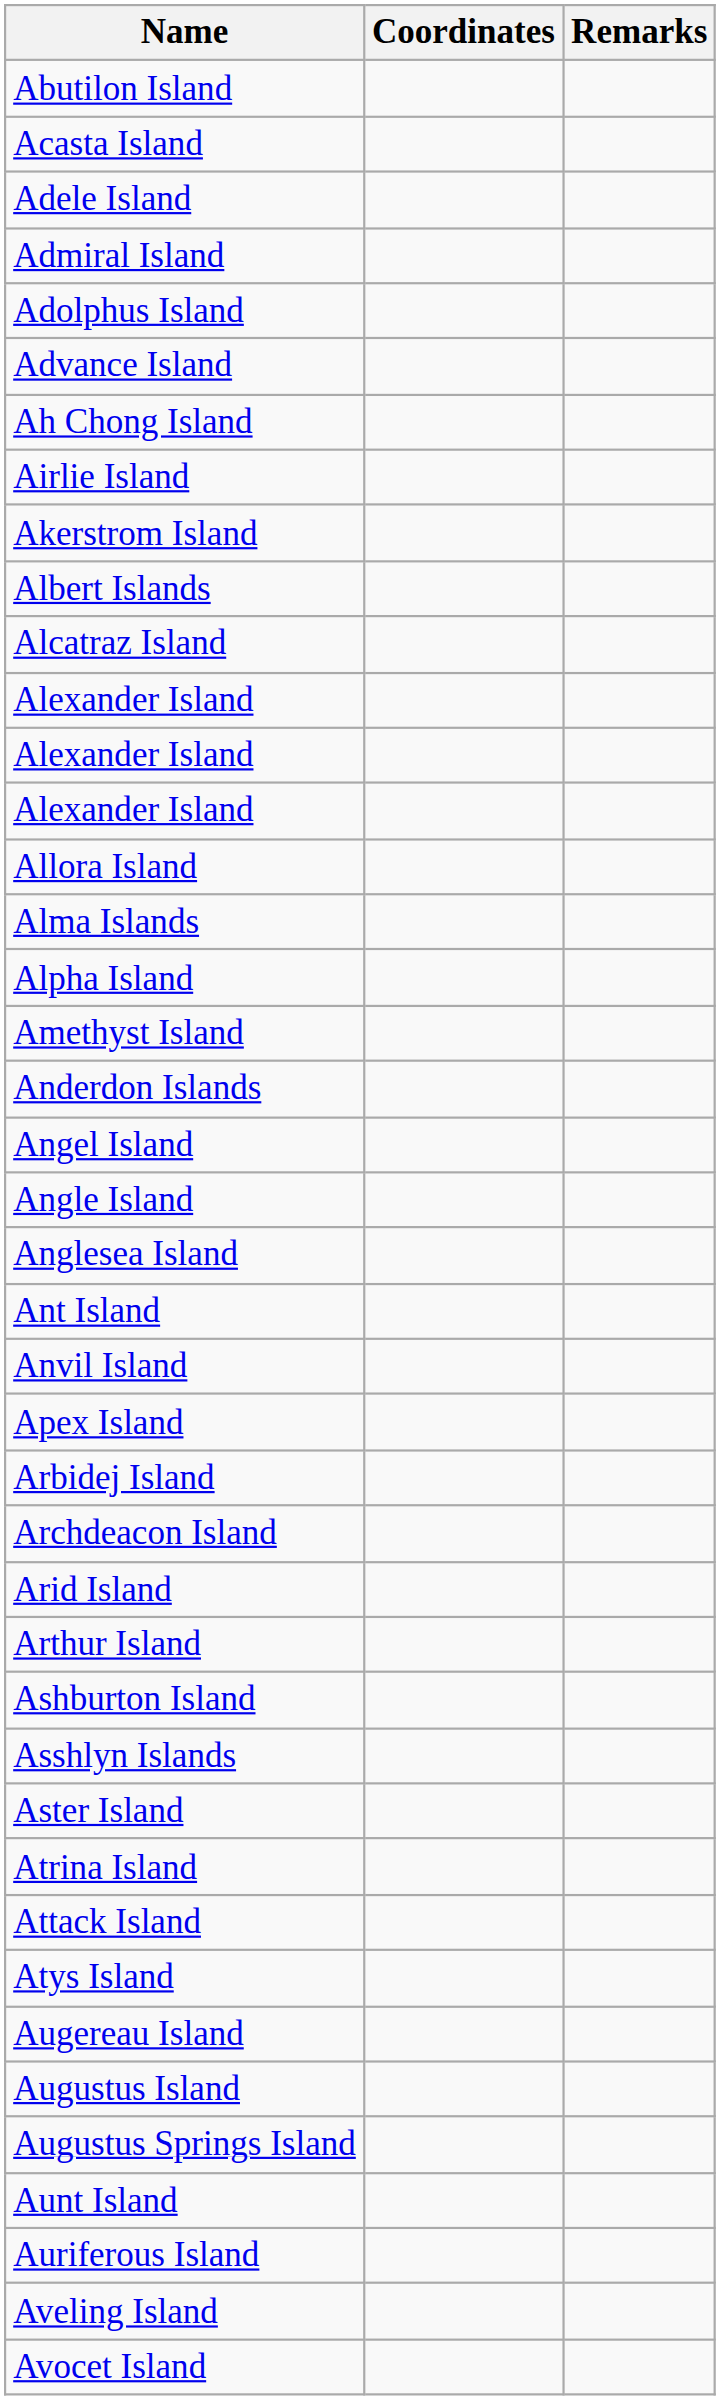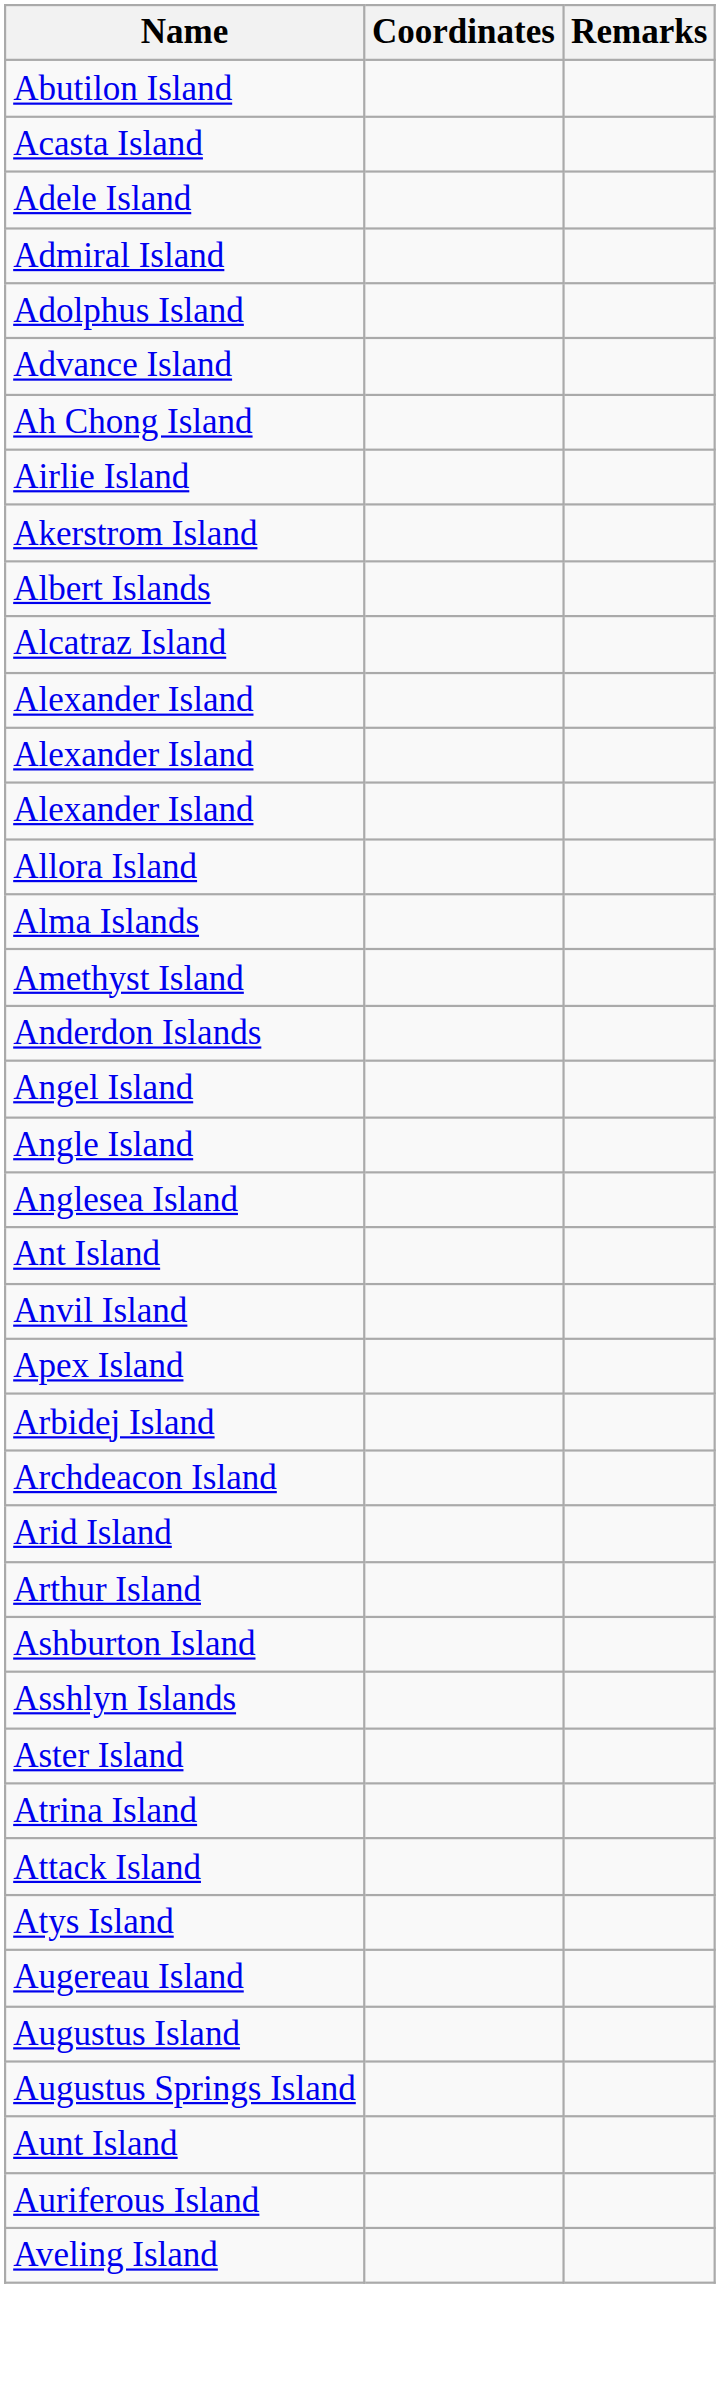- row: (103, 976)
- row: (110, 2366)
